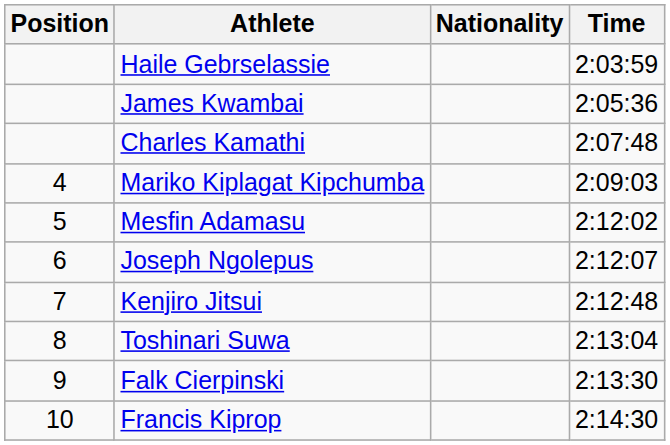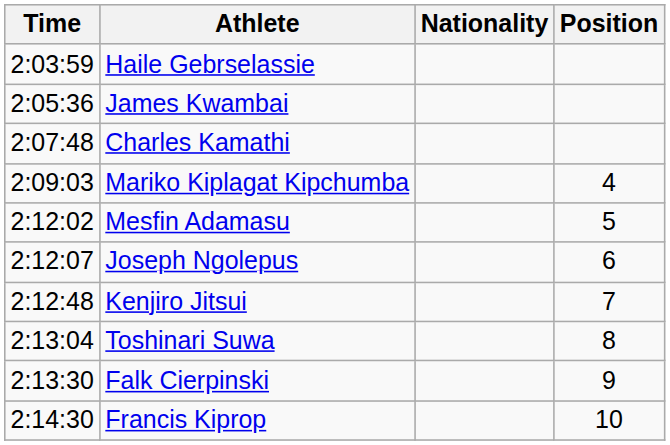columns swapped: (60, 24) <-> (617, 24)
